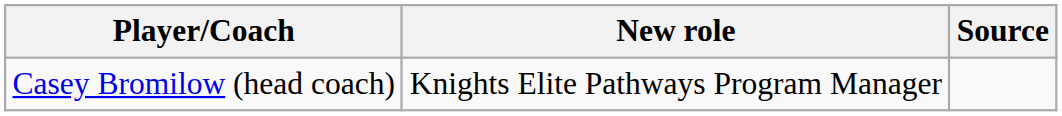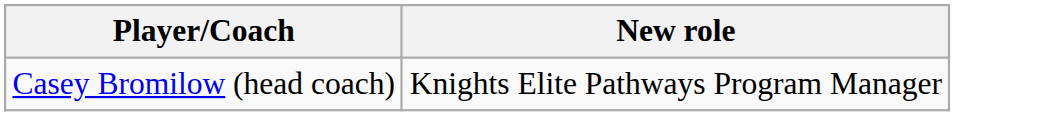- column: (1003, 30)
